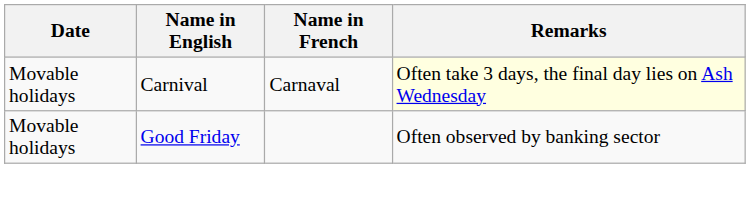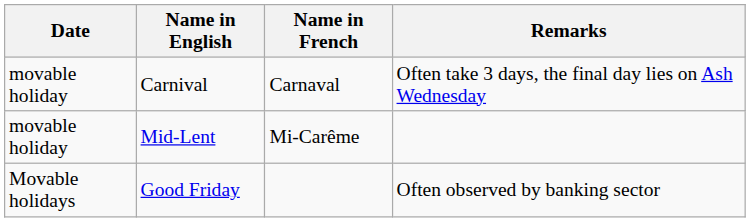(44, 83) Movable holidays -> (43, 83) movable holiday
(565, 83) lightyellow background -> (565, 83) no background
+ row: (178, 136)
